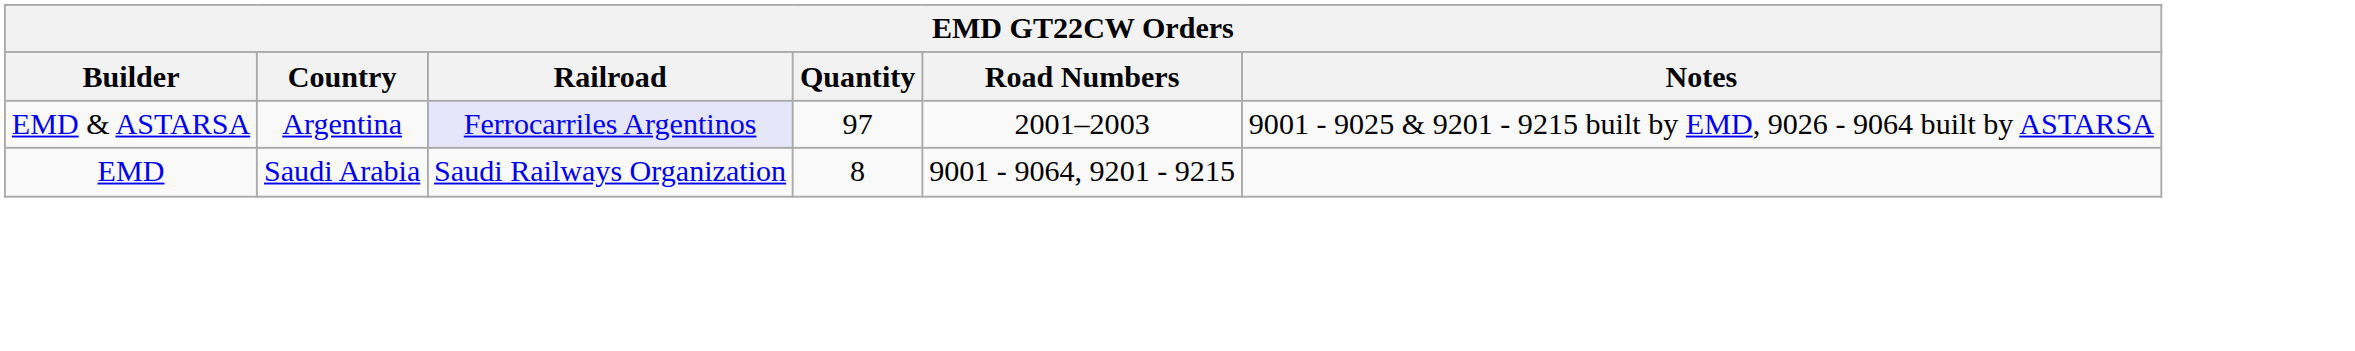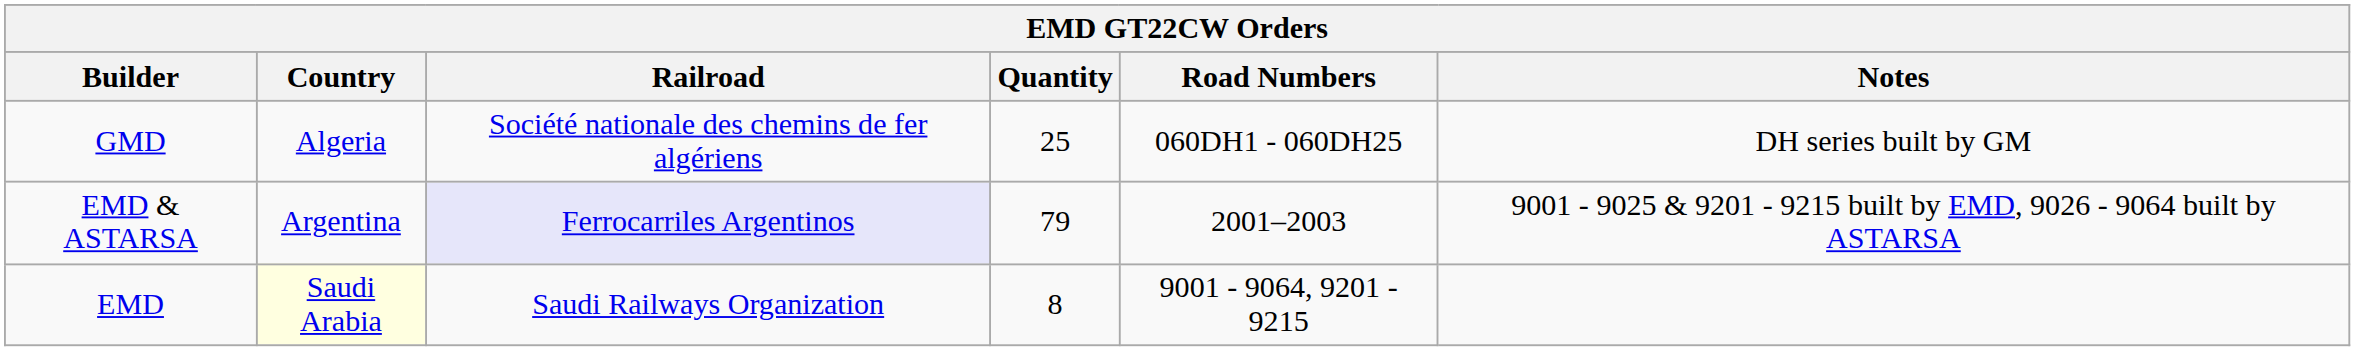+ row: (131, 140)
(858, 123) 97 -> (1055, 222) 79
(342, 171) no background -> (341, 303) lightyellow background
